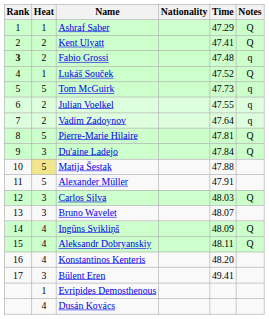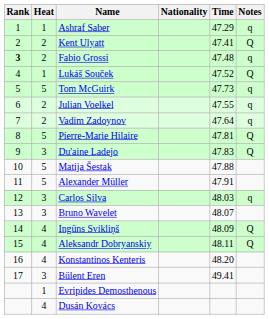(250, 27) Q -> (250, 27) q
(223, 151) 47.84 -> (223, 151) 47.83
(44, 167) khaki background -> (44, 167) no background
(250, 197) Q -> (250, 197) q
